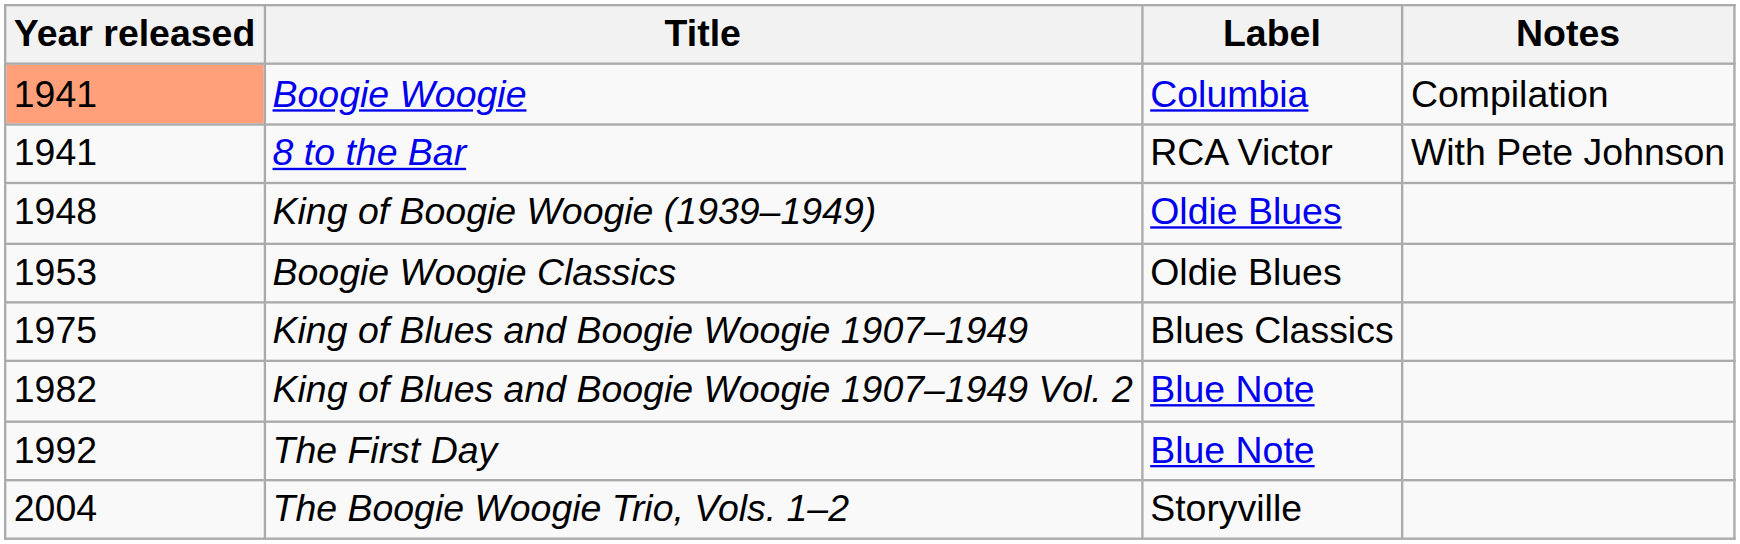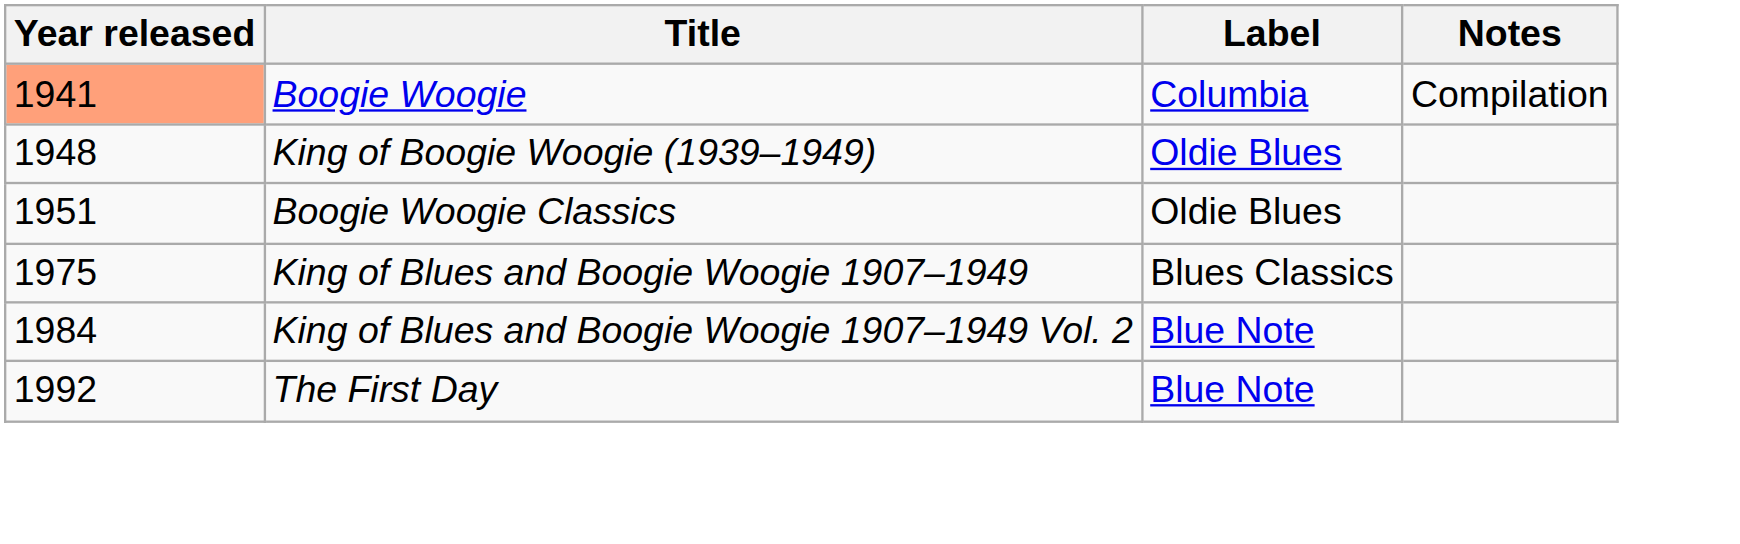- row: (369, 152)
(55, 271) 1953 -> (55, 212) 1951
(55, 390) 1982 -> (55, 331) 1984
- row: (561, 509)
